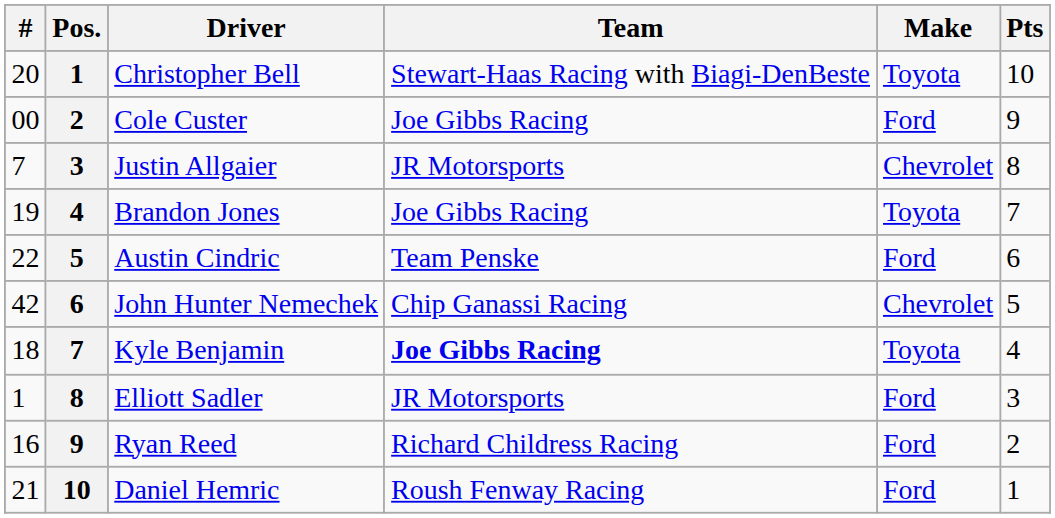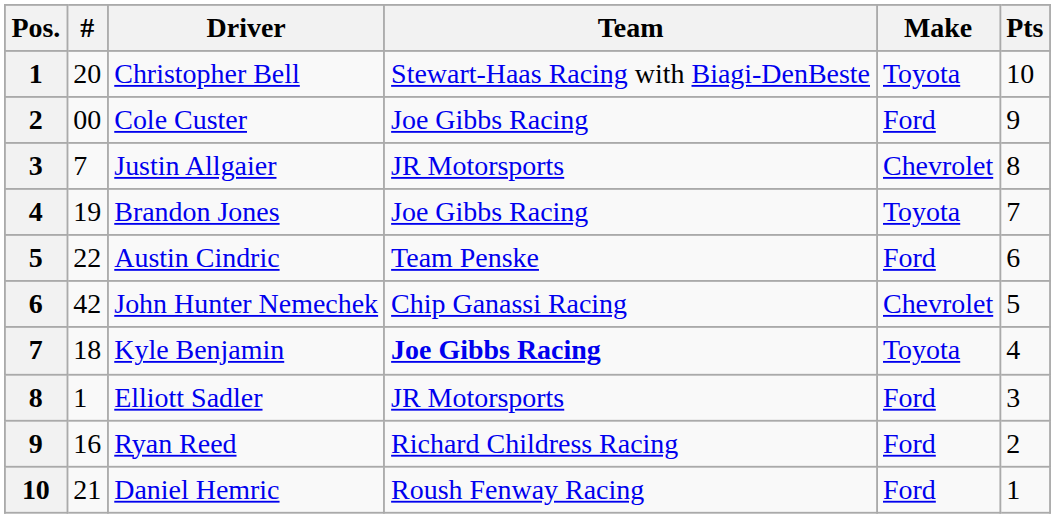columns swapped: (77, 27) <-> (25, 27)
